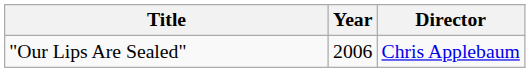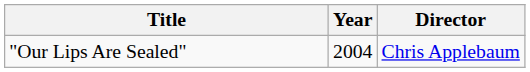(353, 51) 2006 -> (353, 51) 2004
